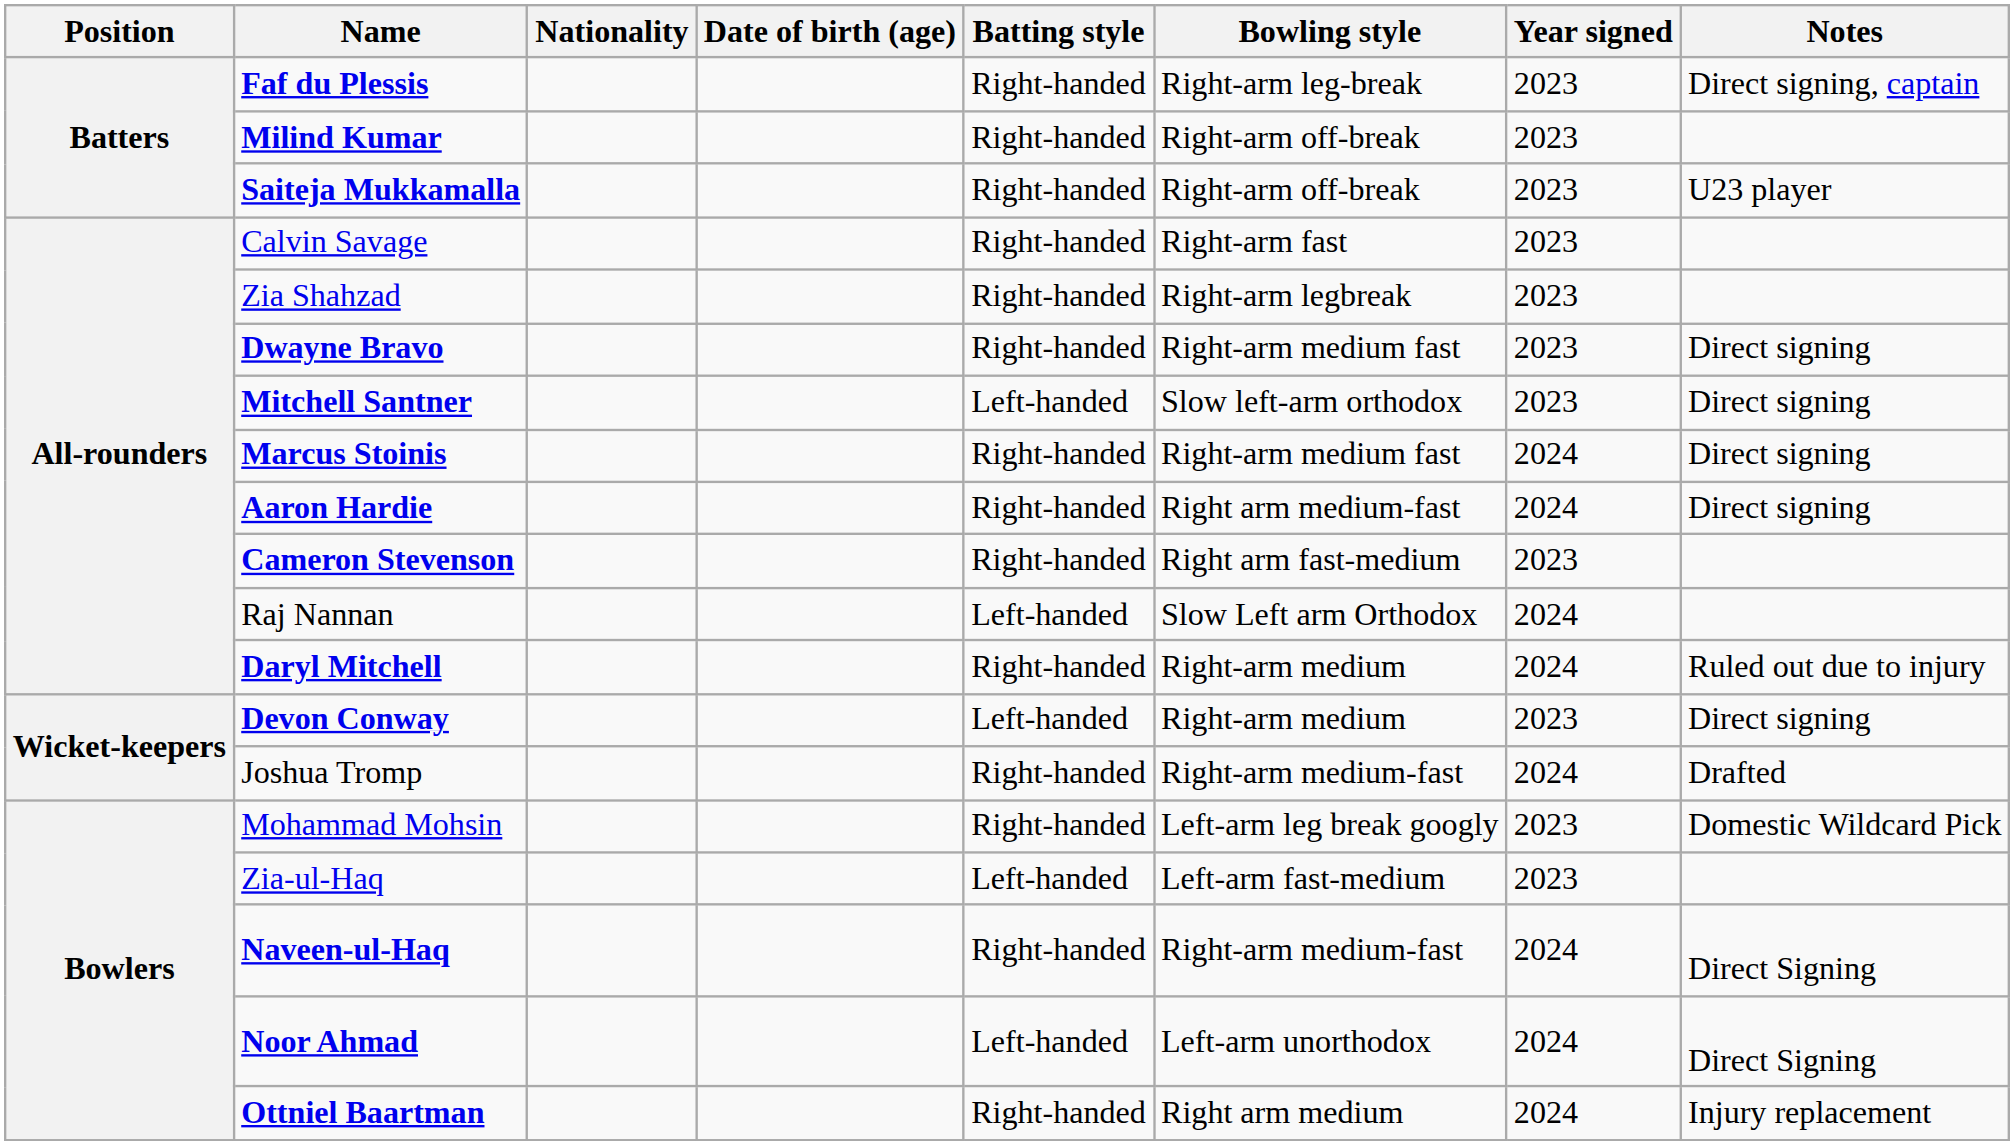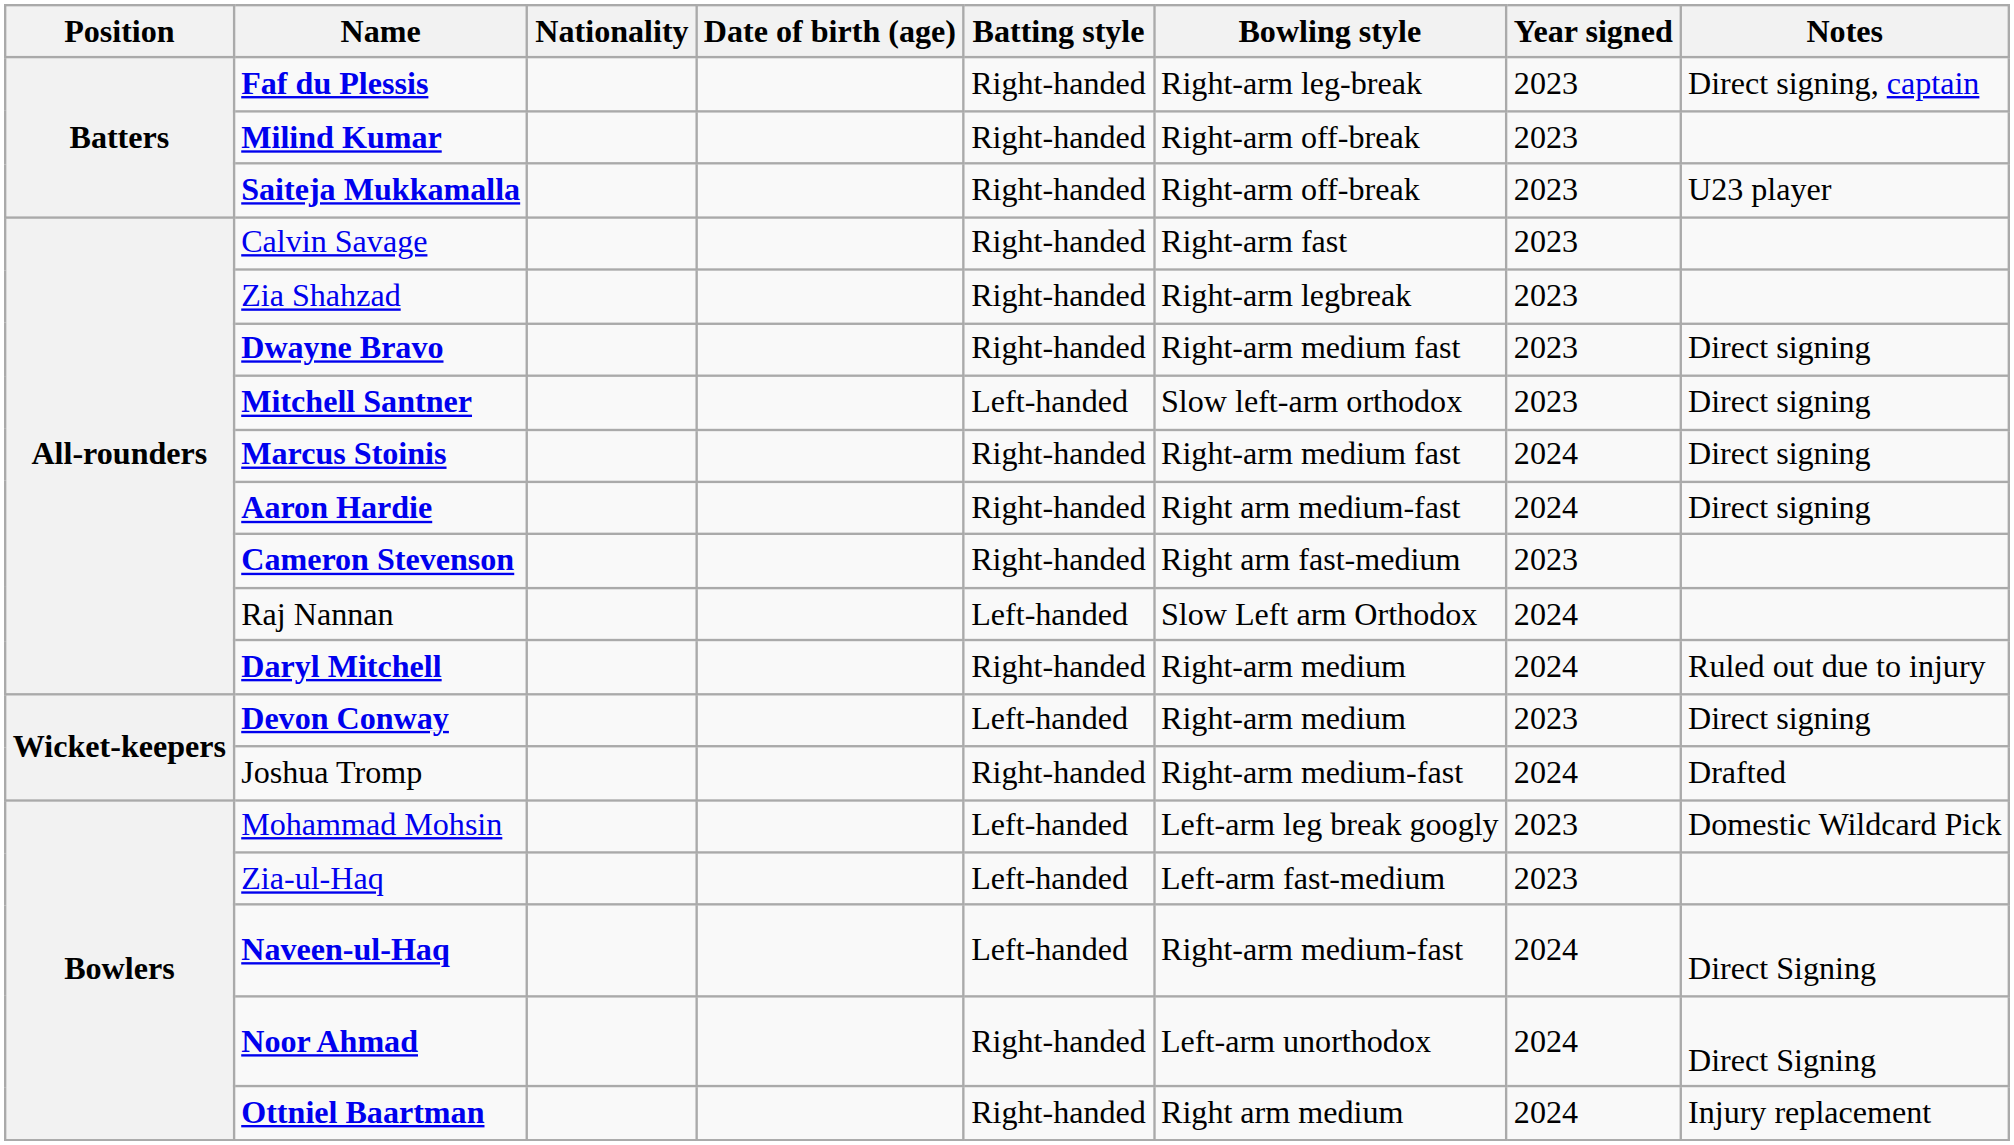(1059, 824) Right-handed -> (1050, 824) Left-handed
(1059, 949) Right-handed -> (1050, 949) Left-handed
(1050, 1040) Left-handed -> (1059, 1040) Right-handed
